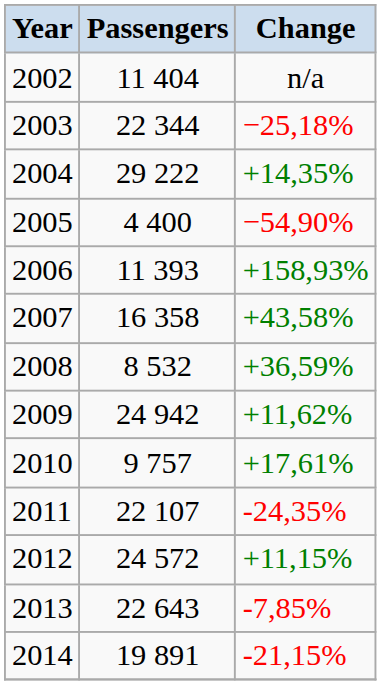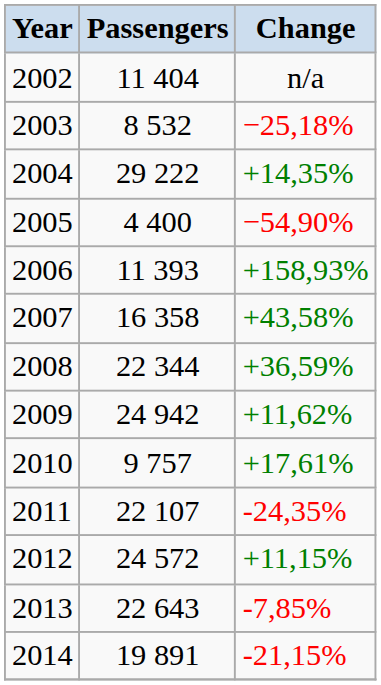(158, 125) 22 344 -> (158, 125) 8 532
(158, 366) 8 532 -> (158, 366) 22 344
